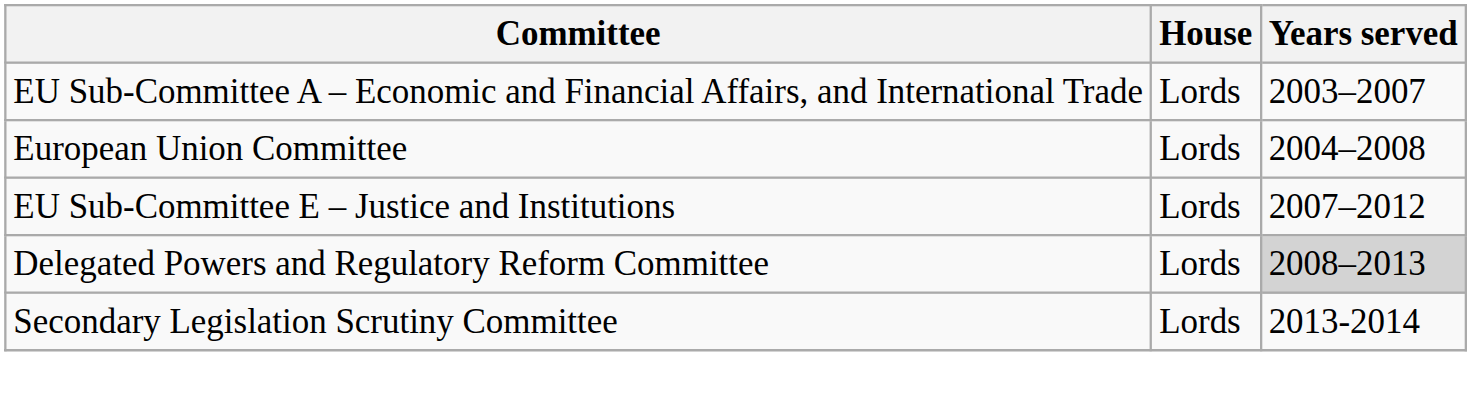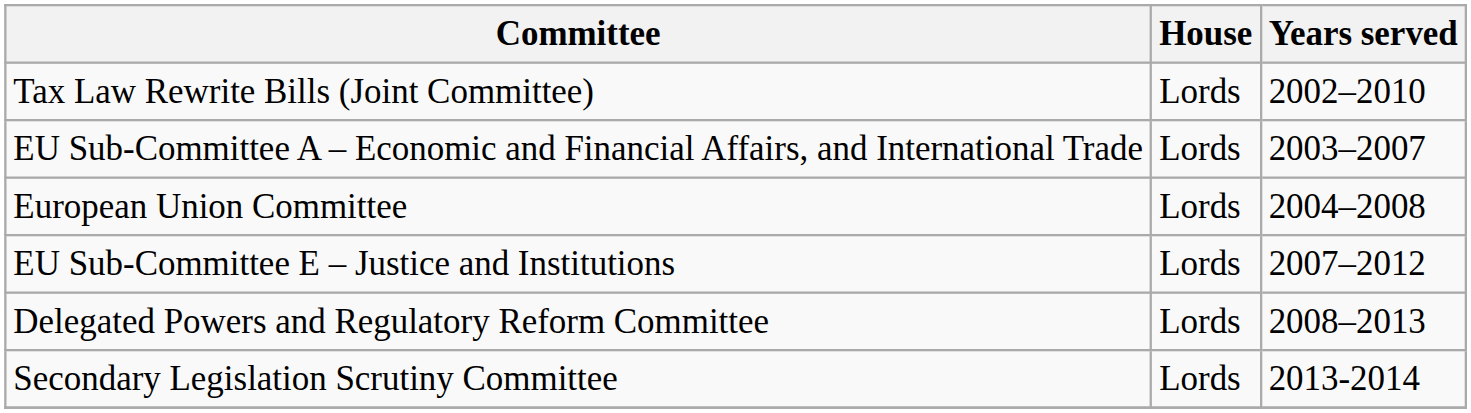+ row: (304, 90)
(1347, 263) lightgrey background -> (1347, 321) no background
